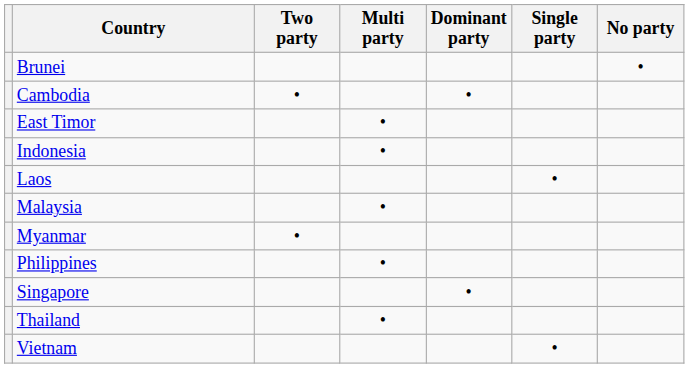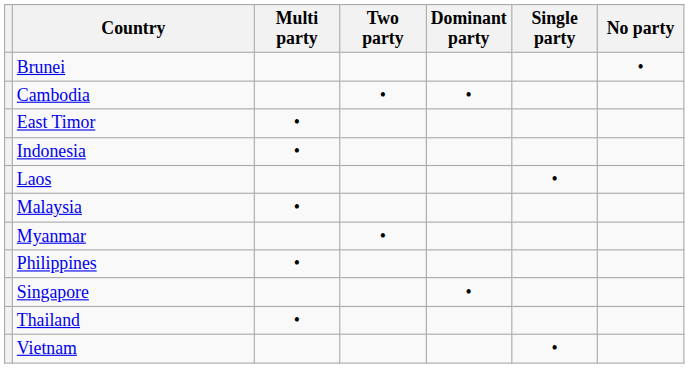columns swapped: (383, 28) <-> (297, 28)
